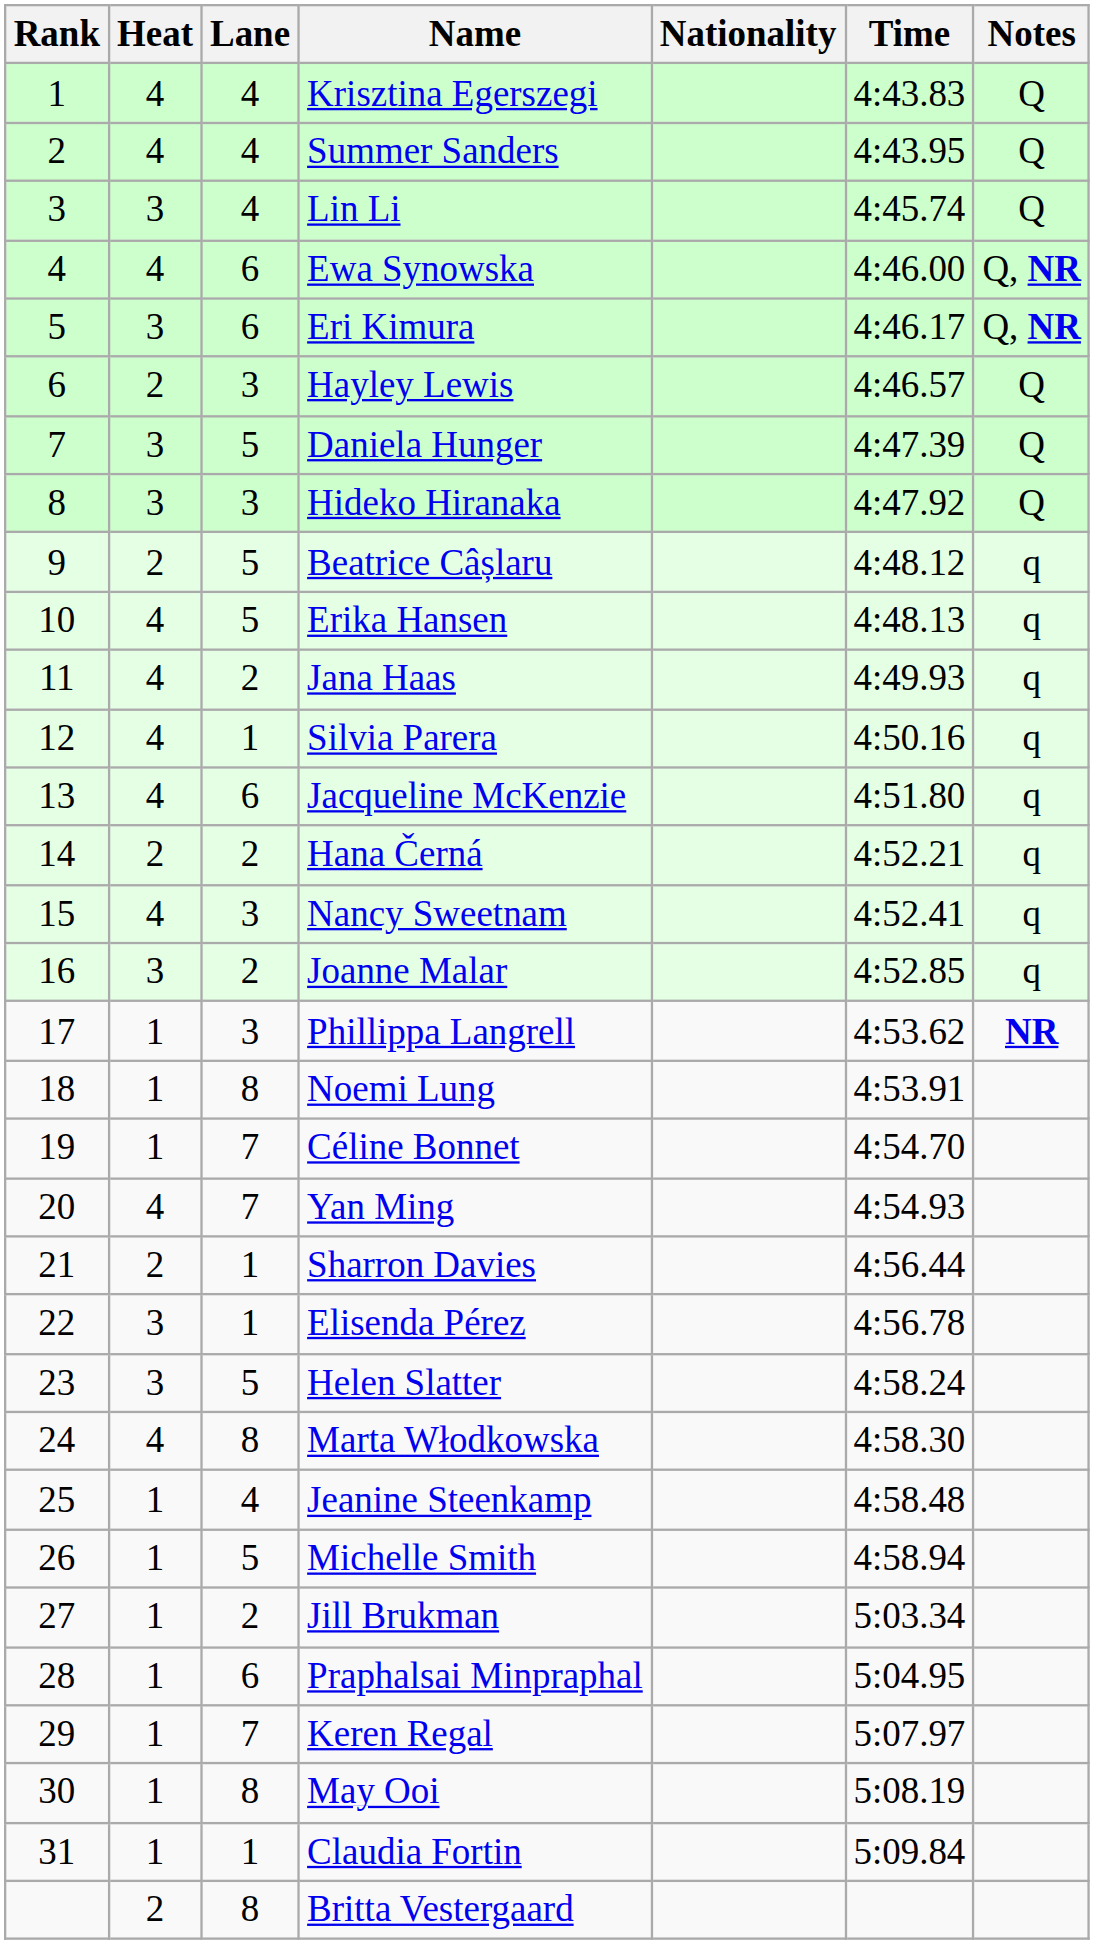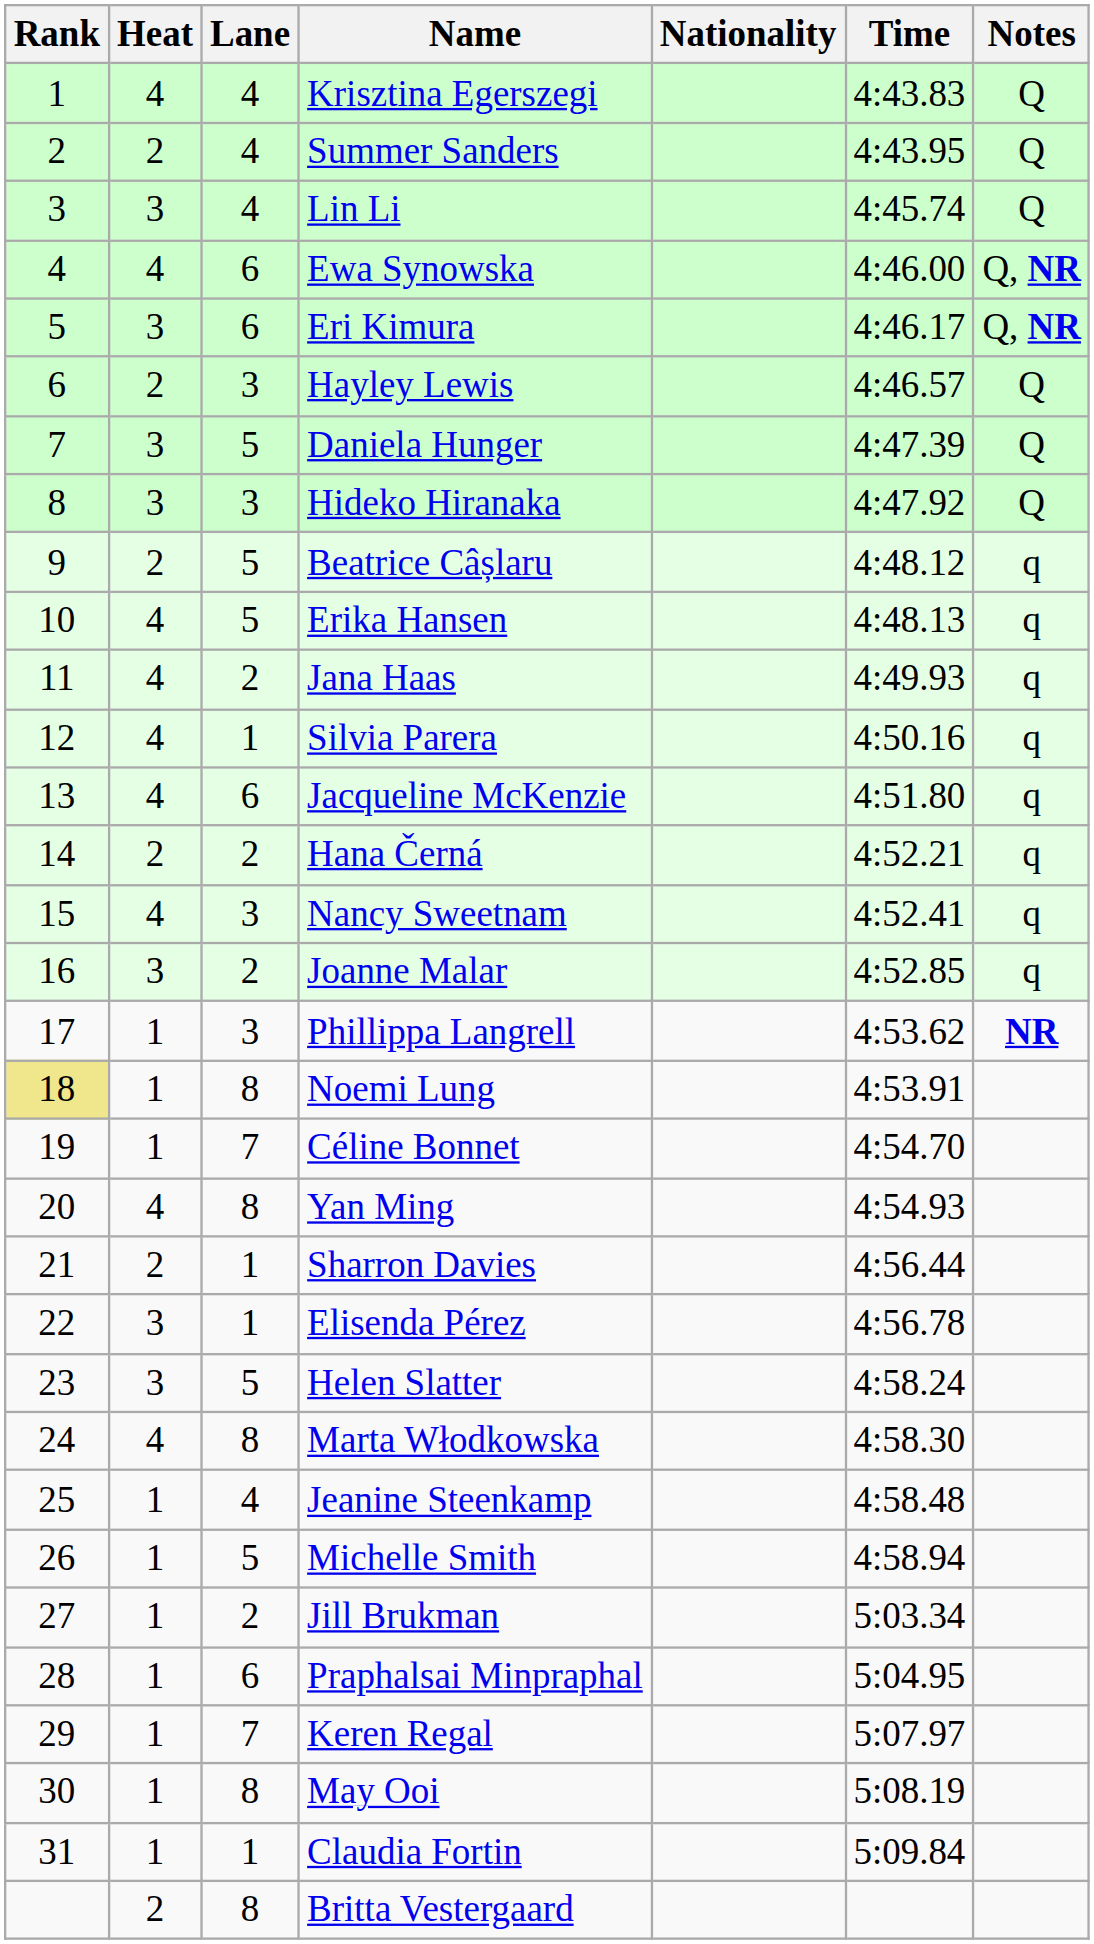(155, 151) 4 -> (155, 151) 2
(57, 1088) no background -> (57, 1088) khaki background
(250, 1206) 7 -> (250, 1206) 8
